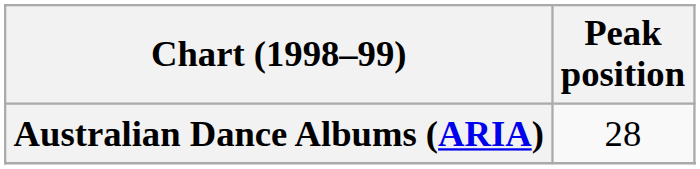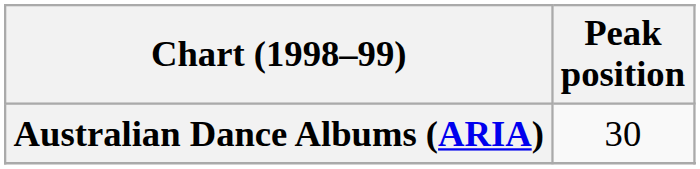(623, 132) 28 -> (623, 132) 30
